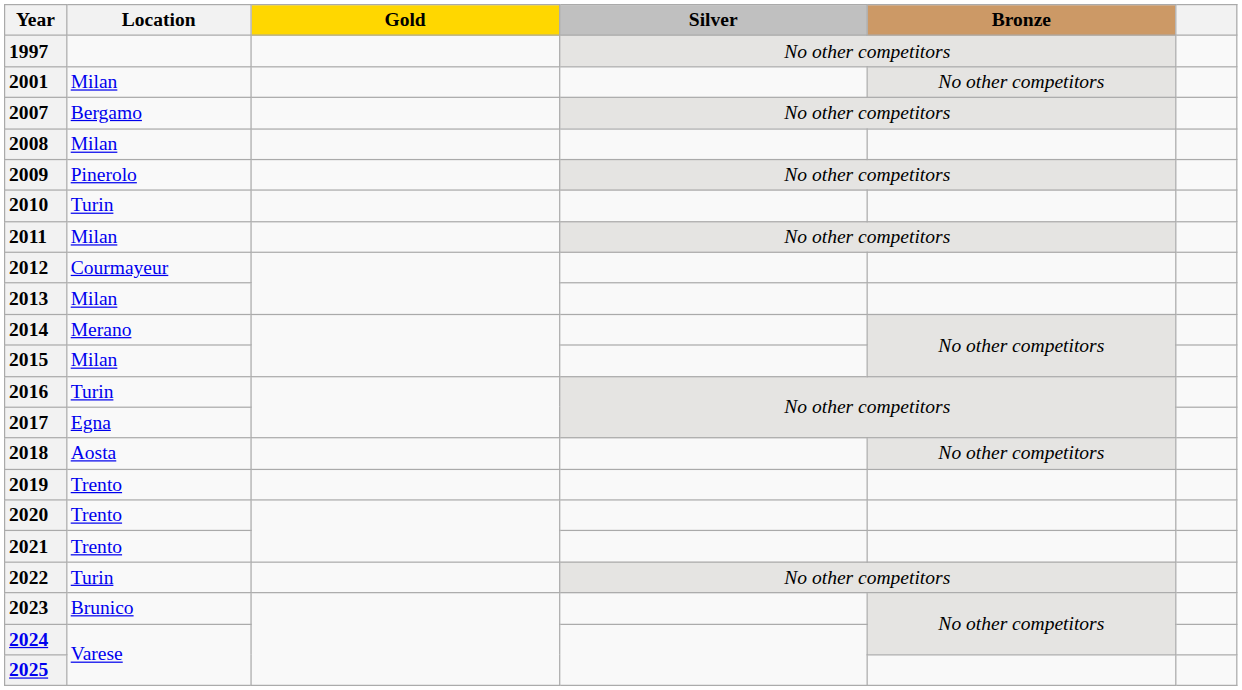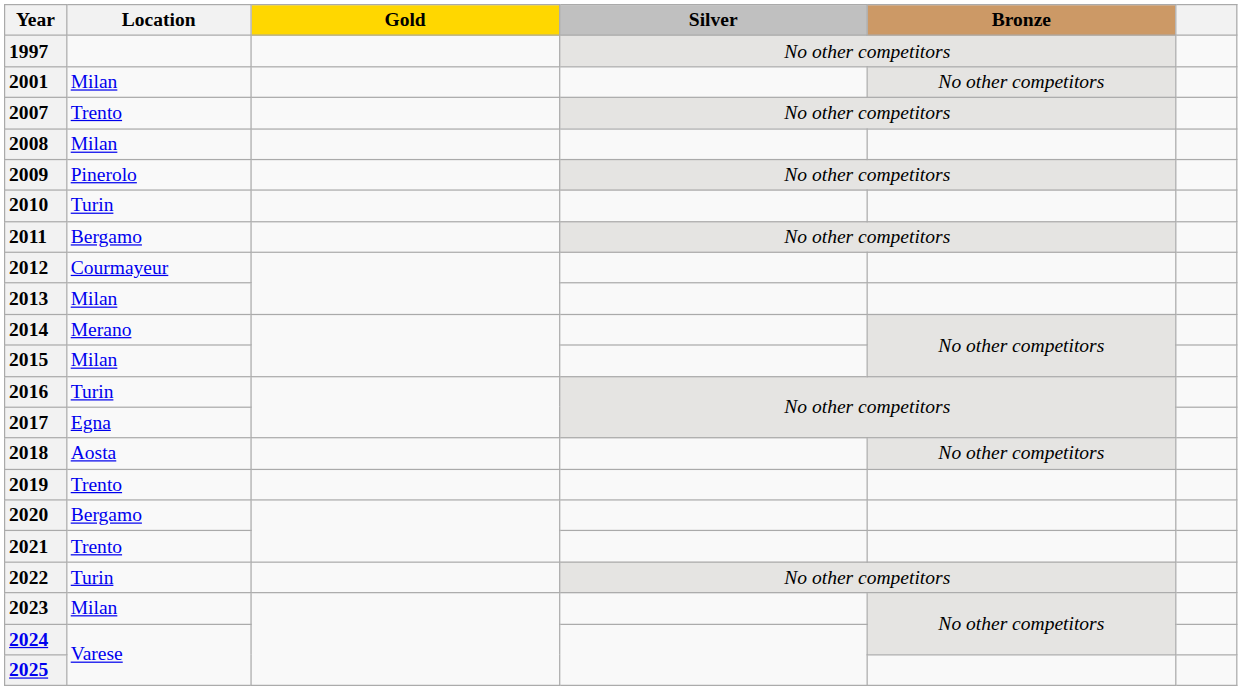(106, 112) Bergamo -> (96, 112) Trento
(94, 236) Milan -> (106, 236) Bergamo
(96, 515) Trento -> (106, 515) Bergamo
(102, 608) Brunico -> (94, 608) Milan
